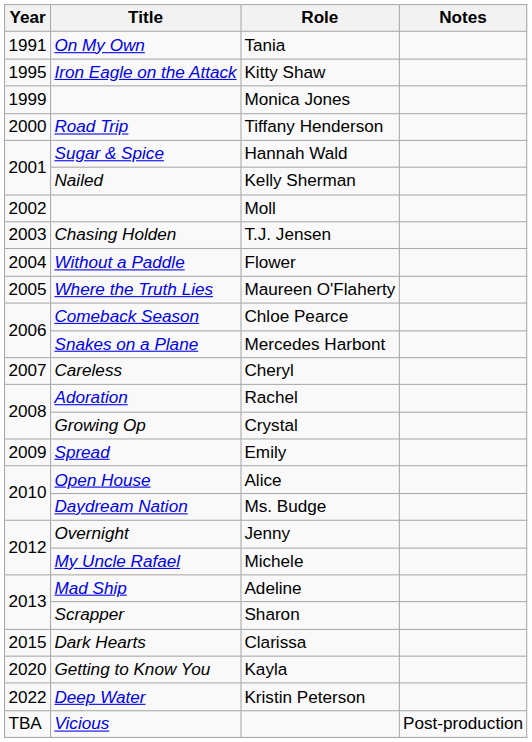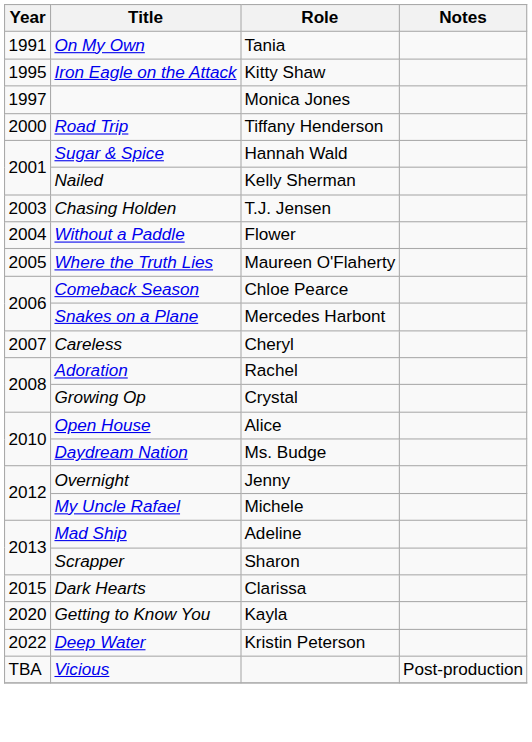(28, 99) 1999 -> (28, 99) 1997
- row: (146, 208)
- row: (82, 452)
